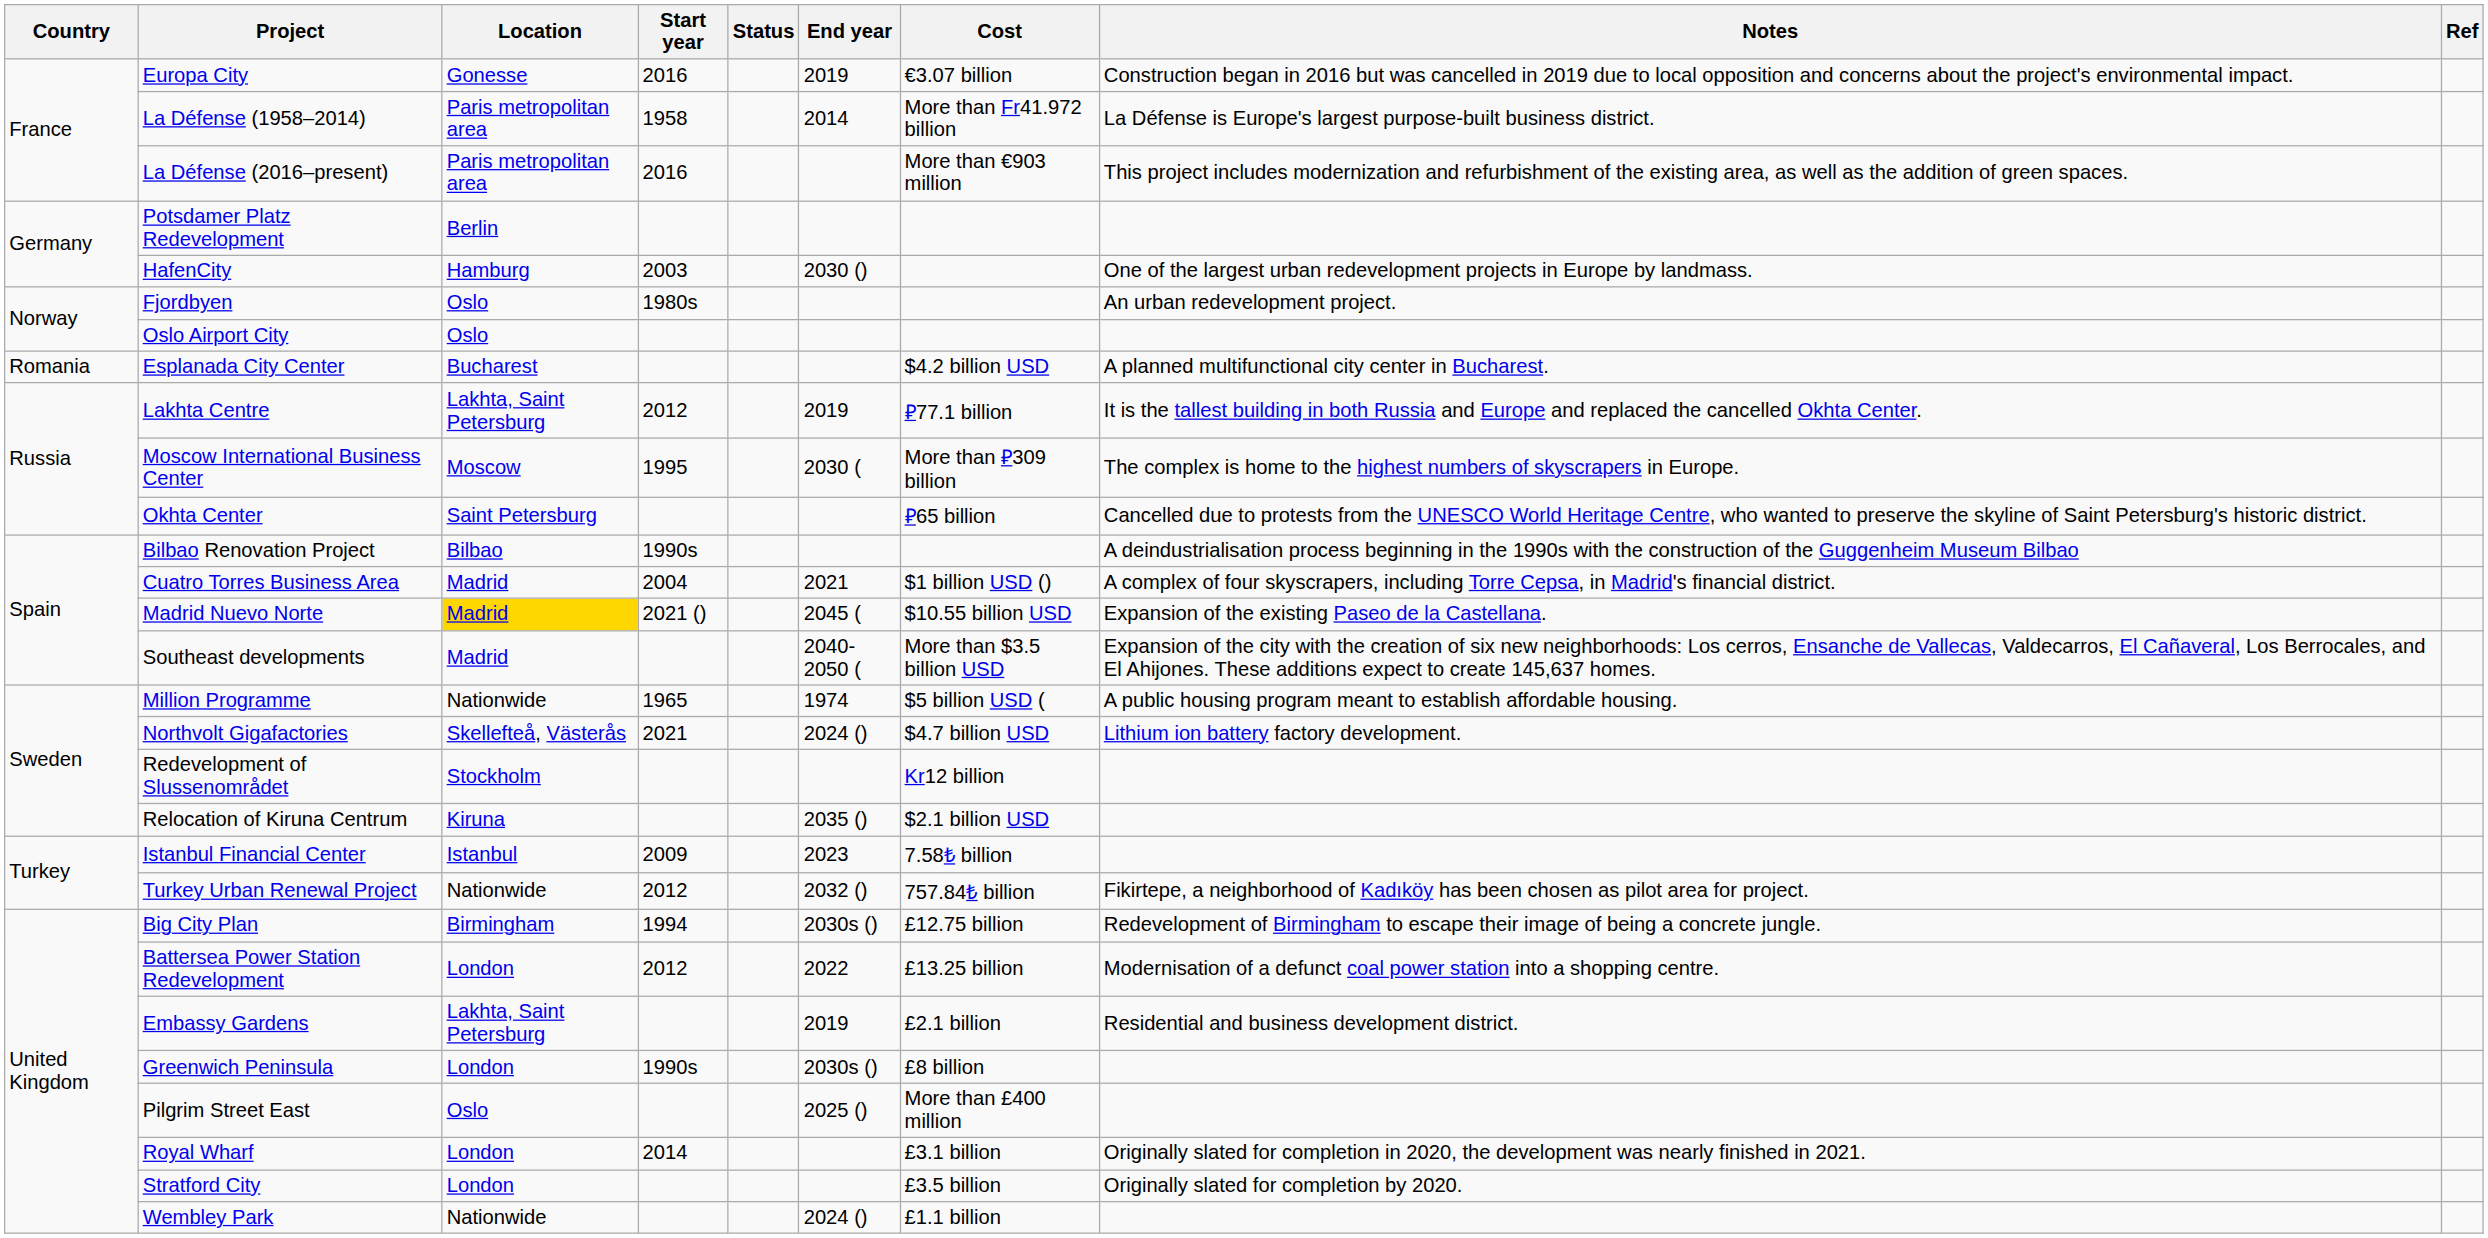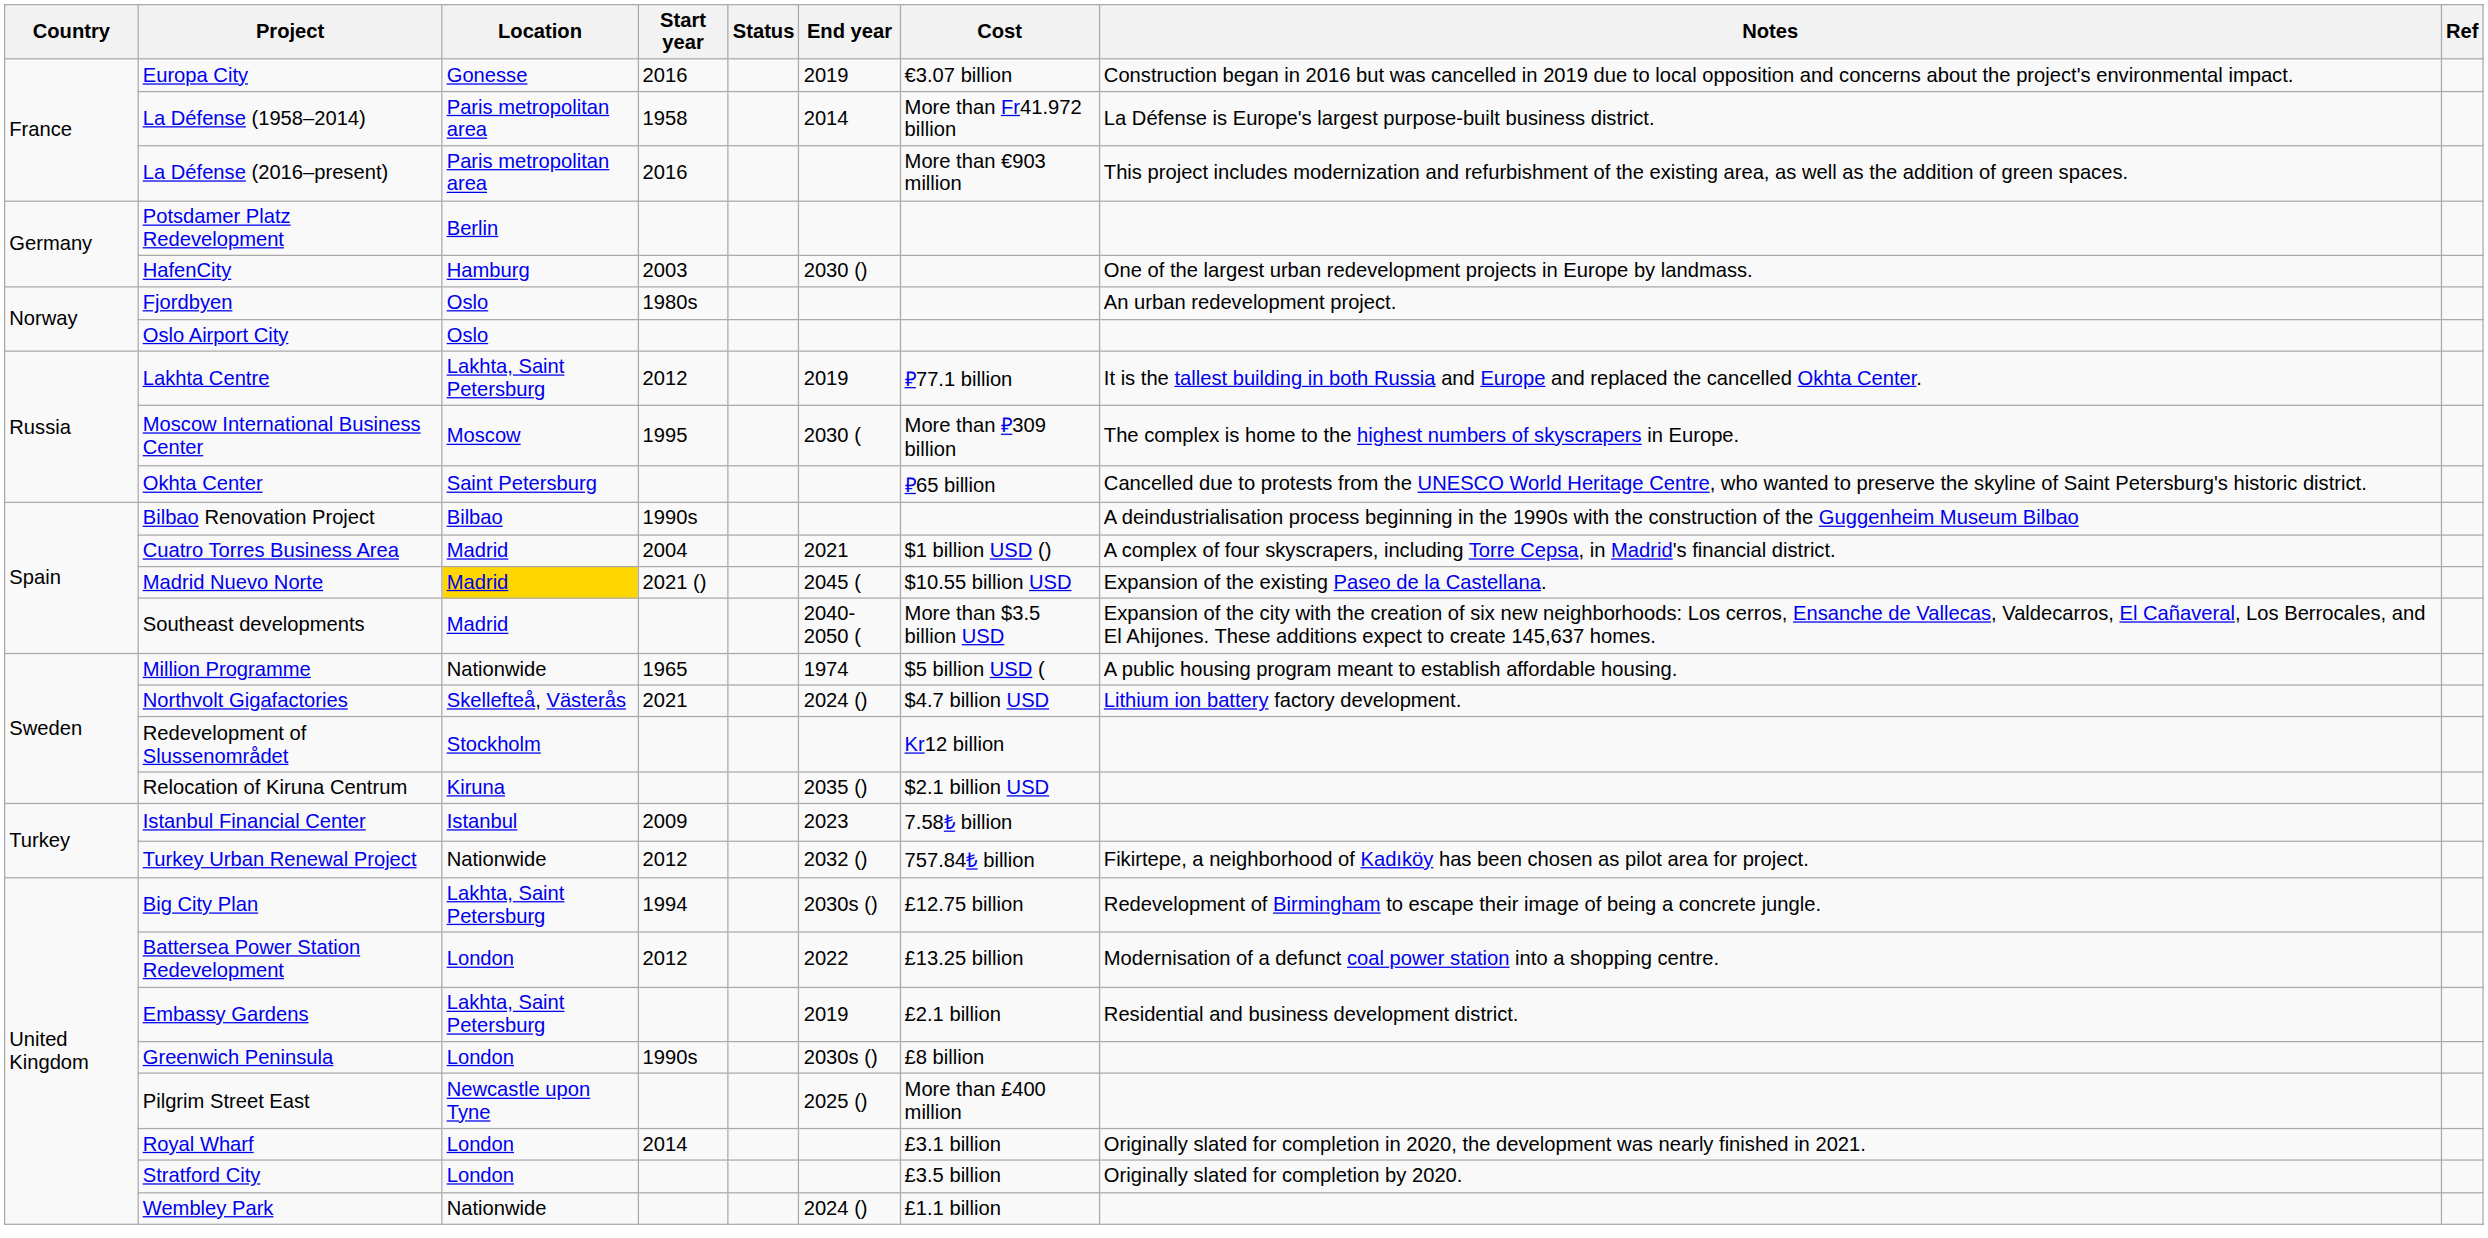- row: (244, 366)
(500, 925) Birmingham -> (506, 904) Lakhta, Saint Petersburg
(467, 1110) Oslo -> (518, 1100) Newcastle upon Tyne
